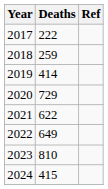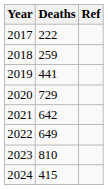(48, 74) 414 -> (48, 74) 441
(48, 114) 622 -> (48, 114) 642
